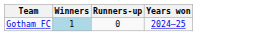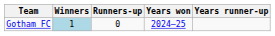+ column: (231, 11)
